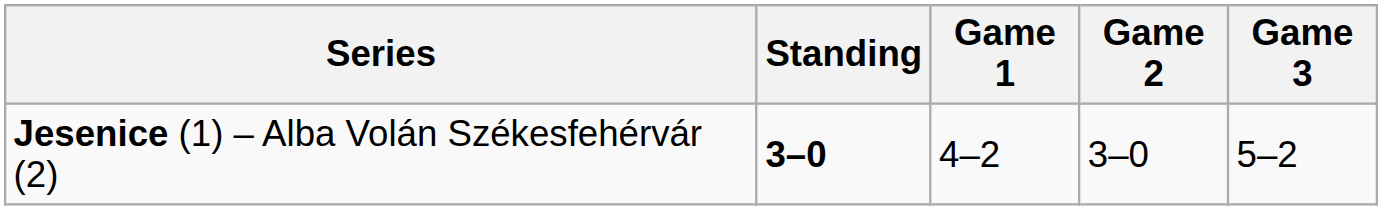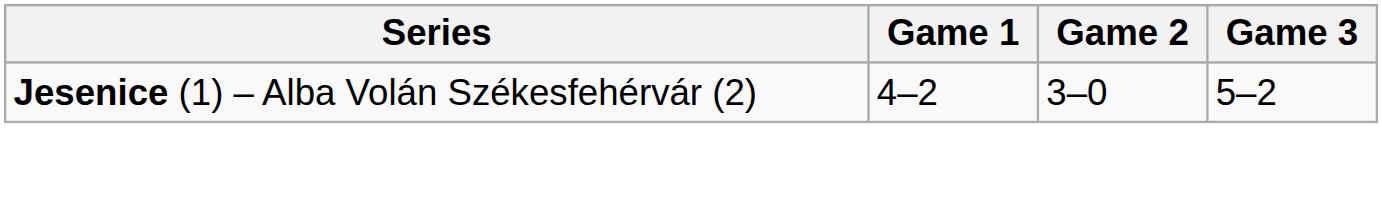- column: (844, 54)
